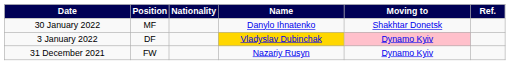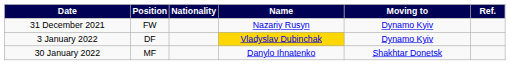rows swapped: (67, 53) <-> (67, 26)
(407, 39) pink background -> (407, 39) no background
